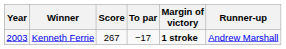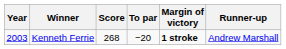(112, 37) 267 -> (112, 37) 268
(143, 37) −17 -> (143, 37) −20
